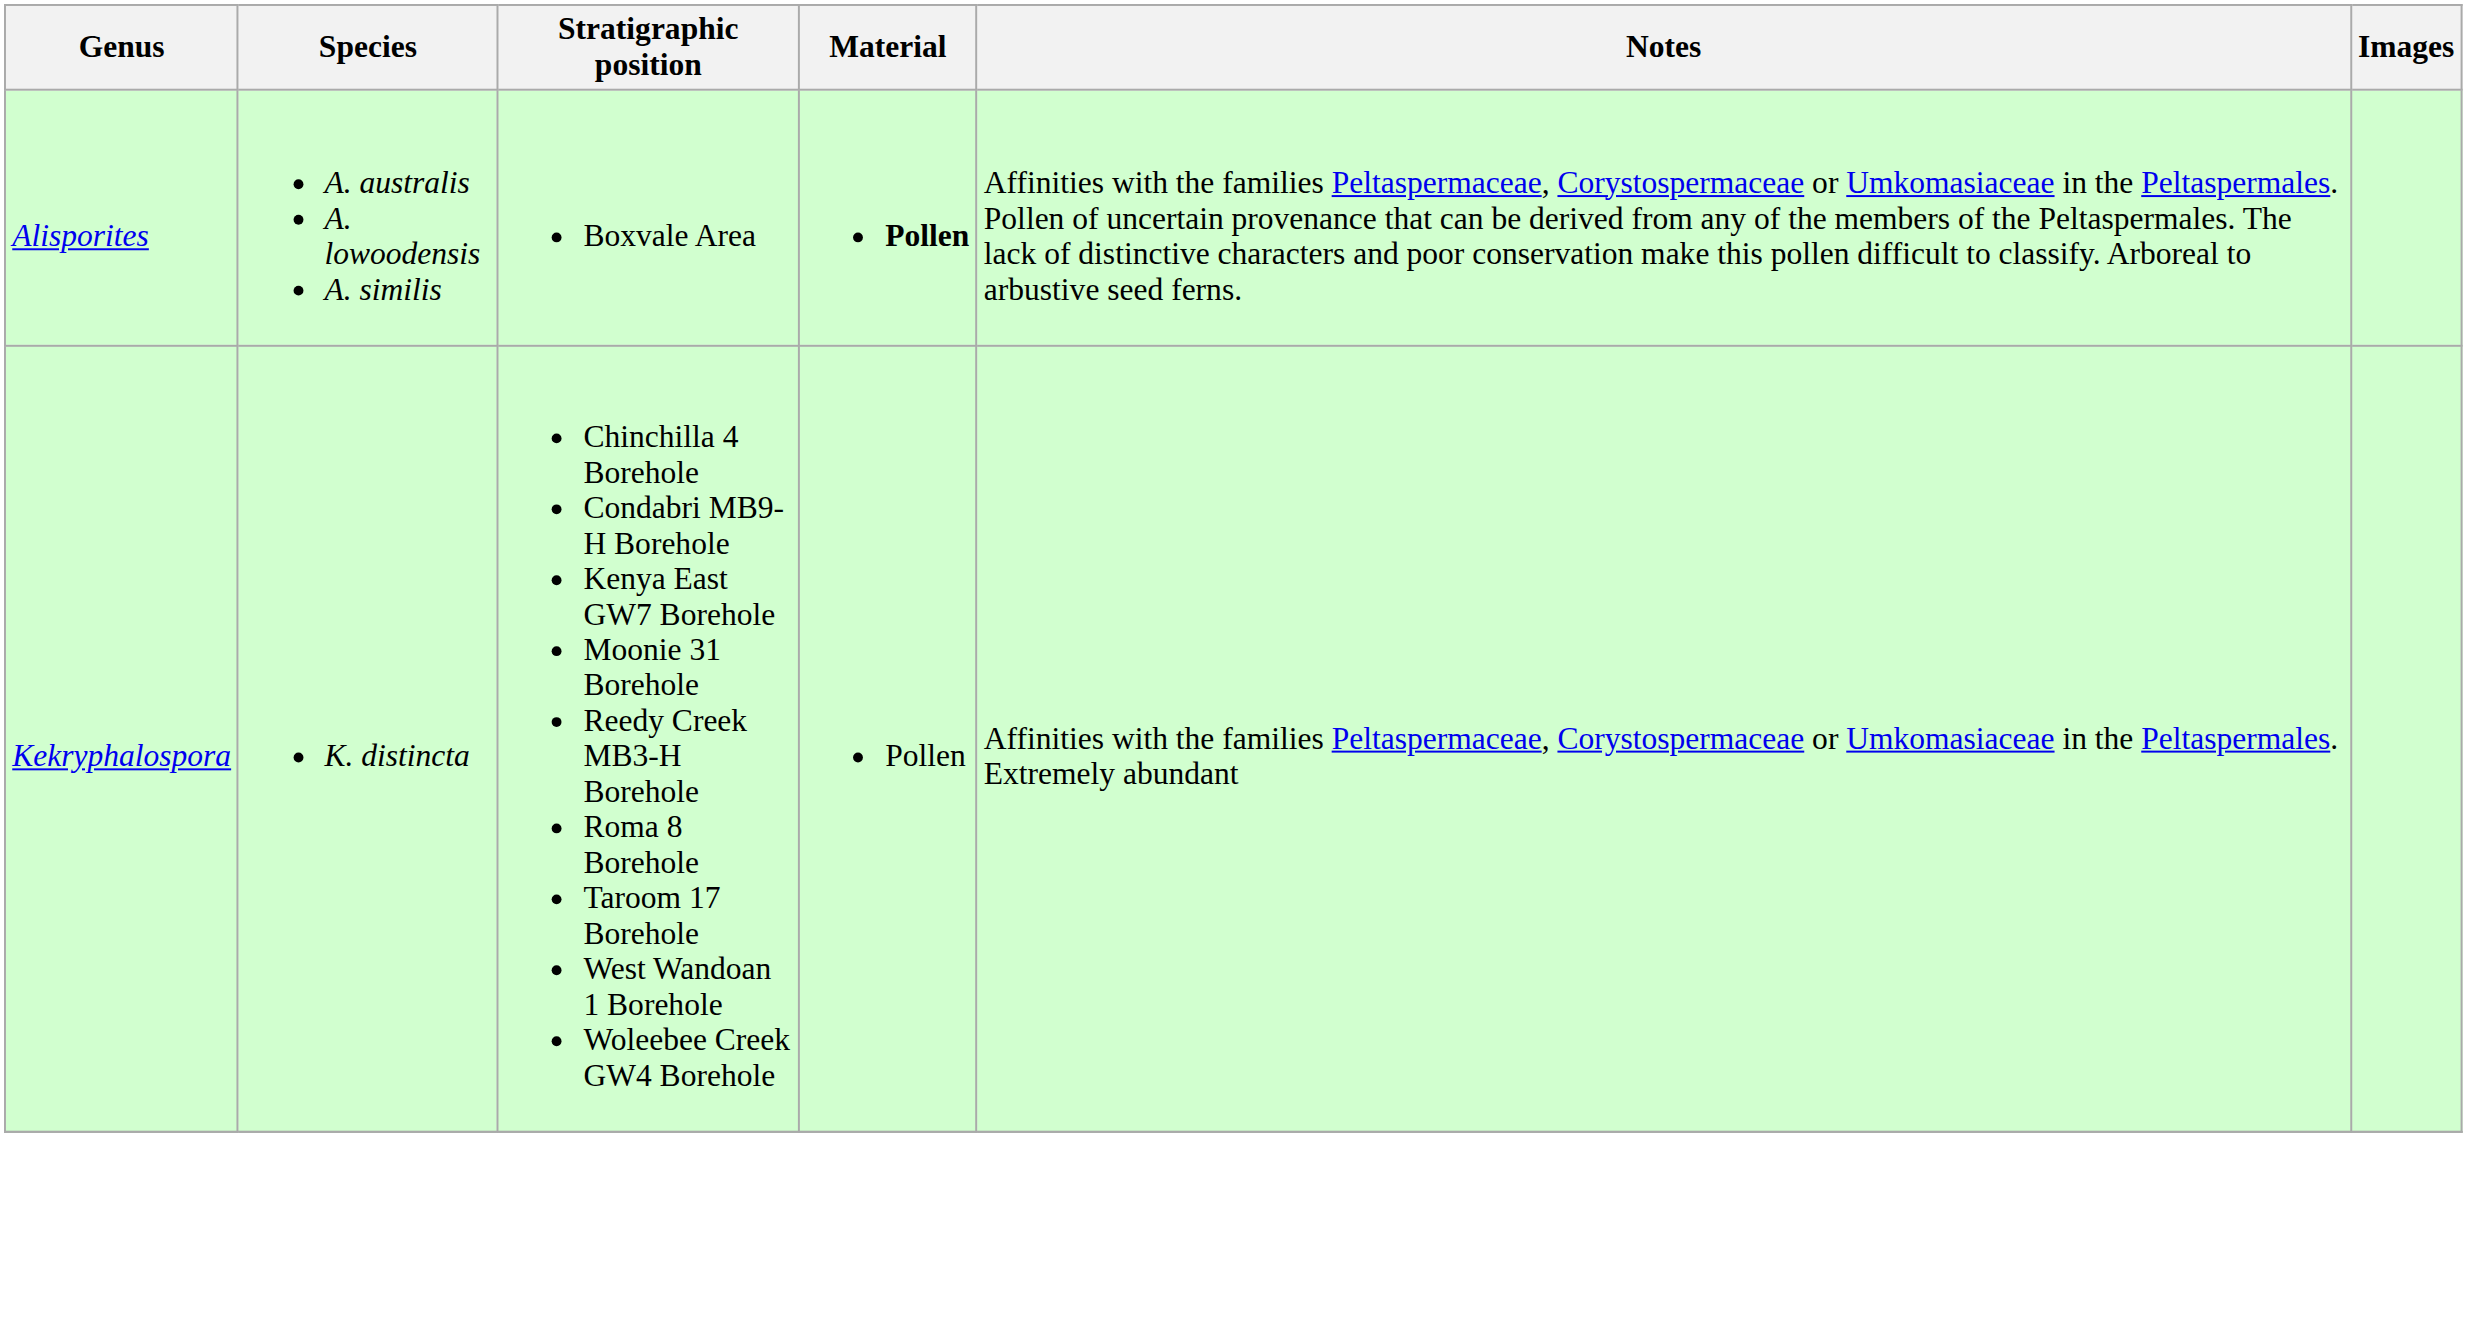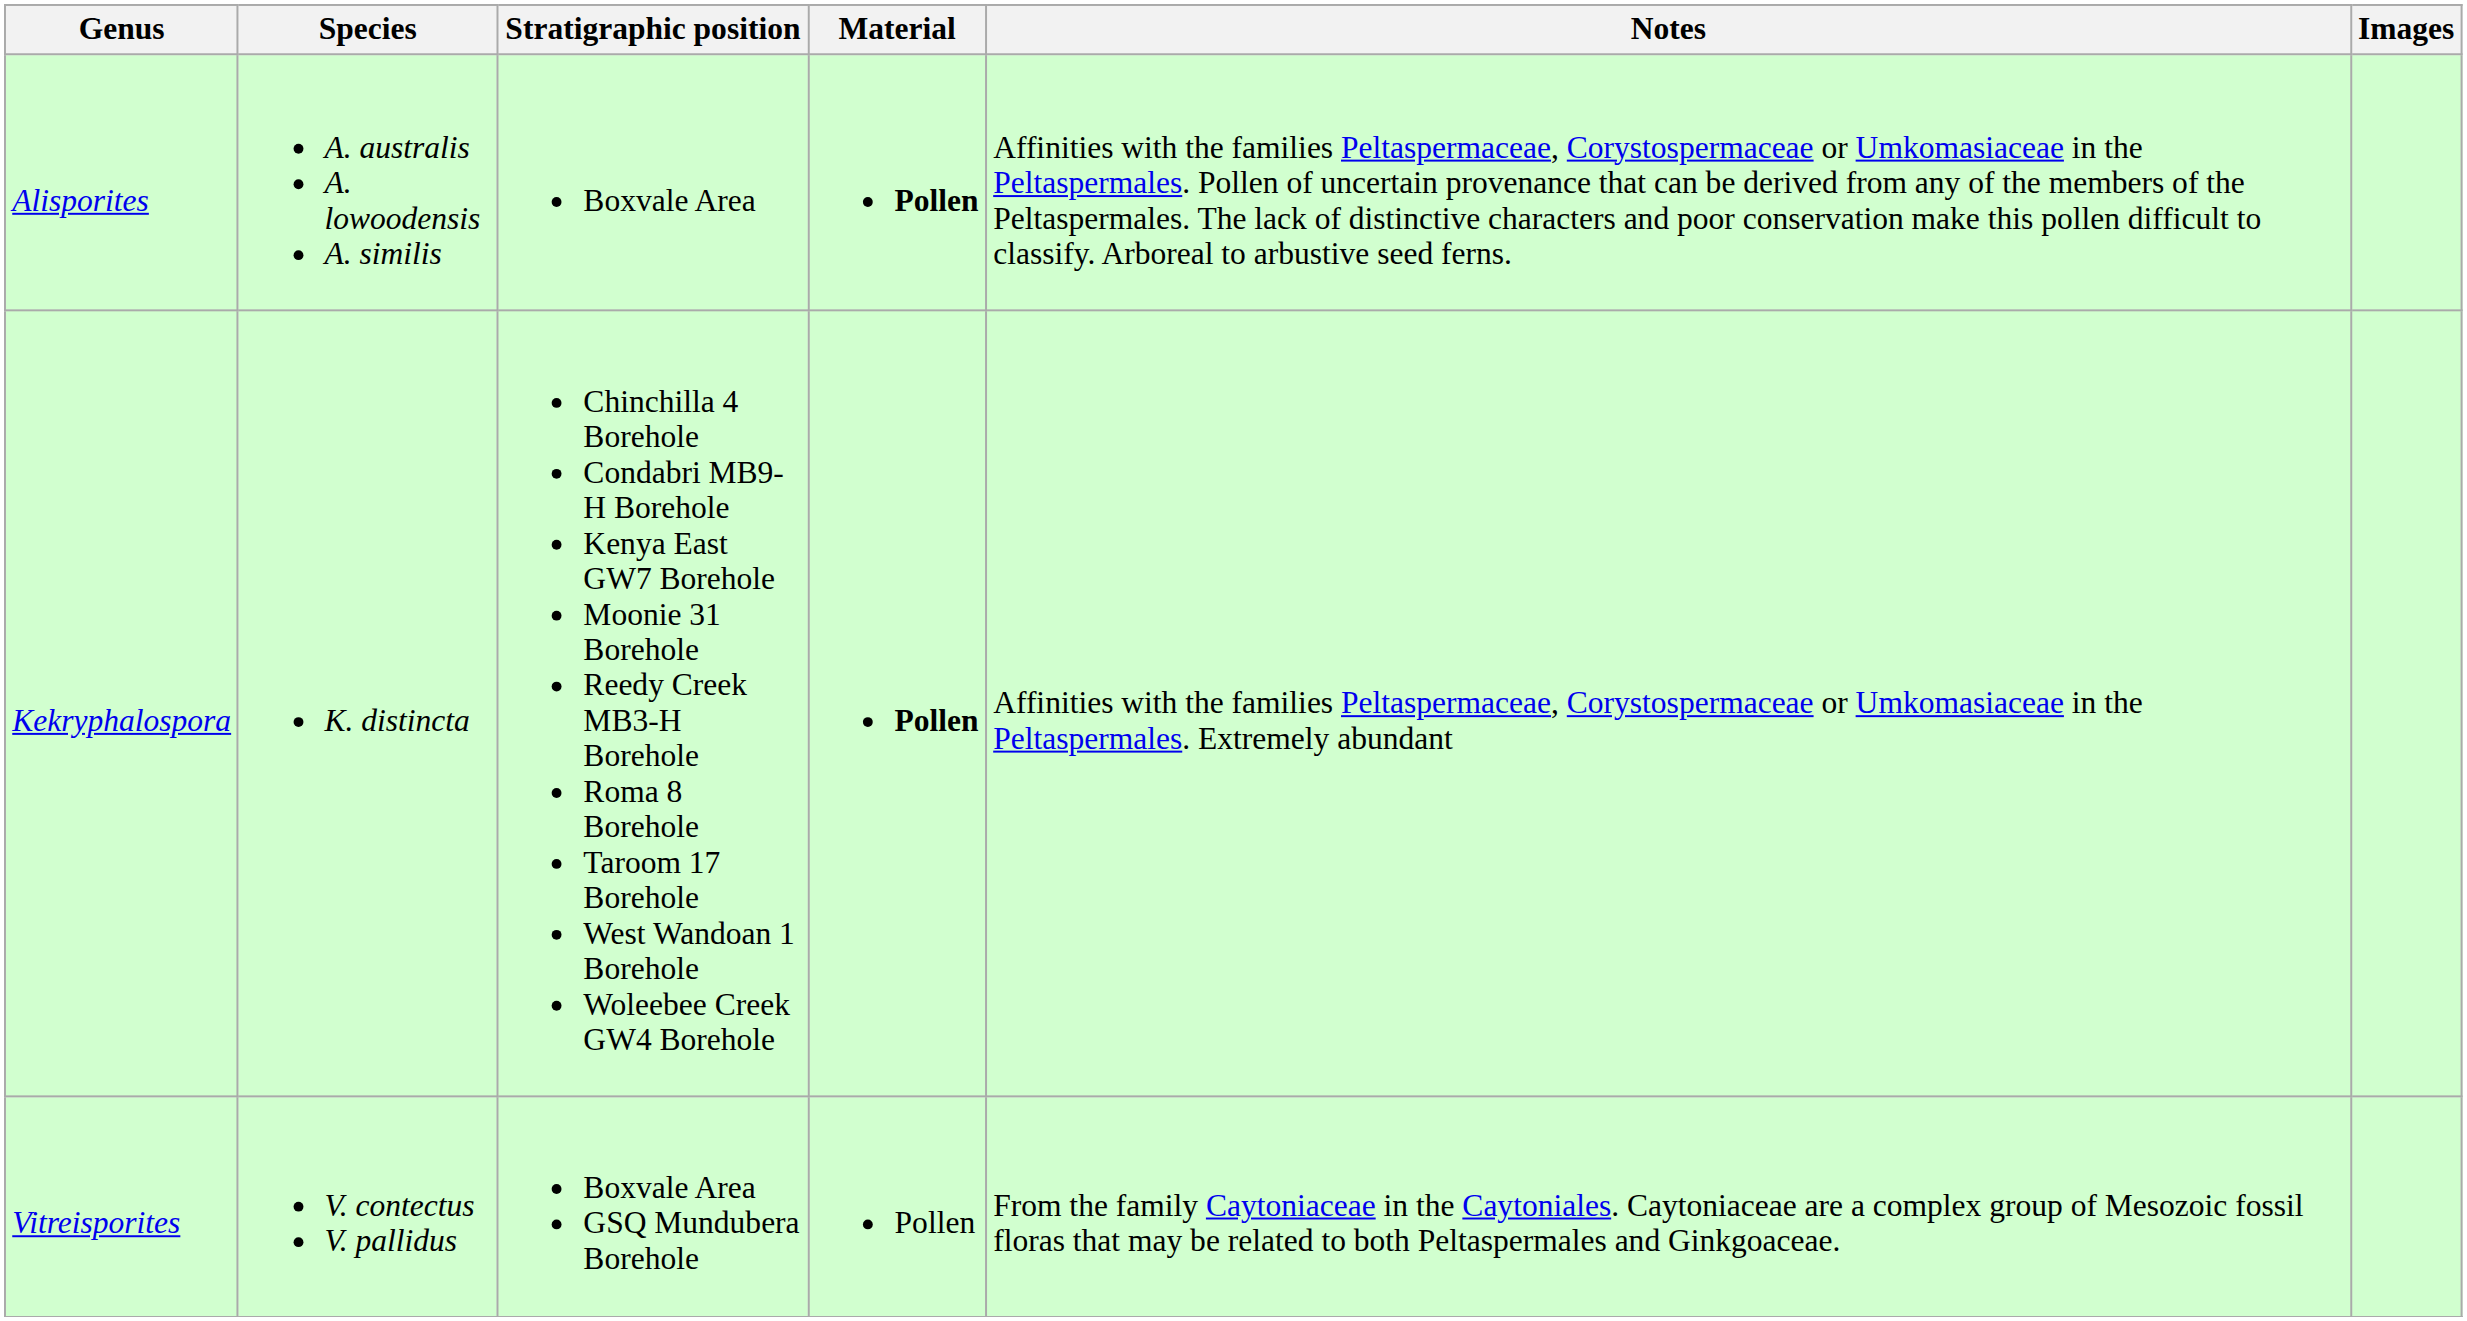(888, 756) normal -> (897, 721) bold
+ row: (96, 1223)
